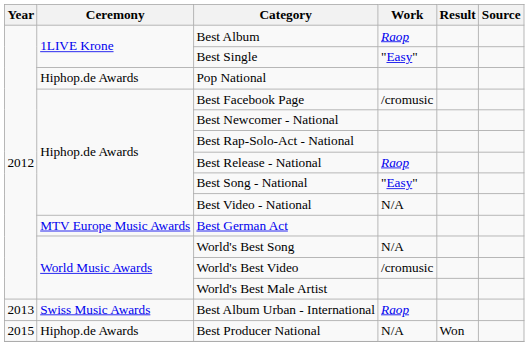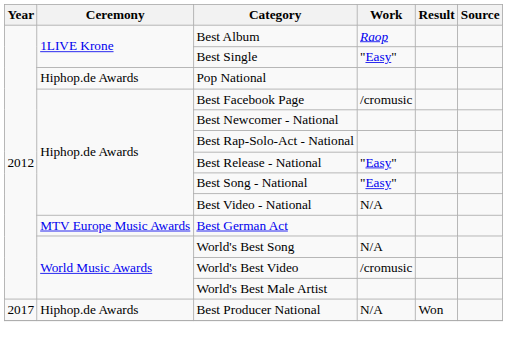(395, 162) Raop -> (378, 162) "Easy"
- row: (286, 309)
(21, 330) 2015 -> (21, 309) 2017
